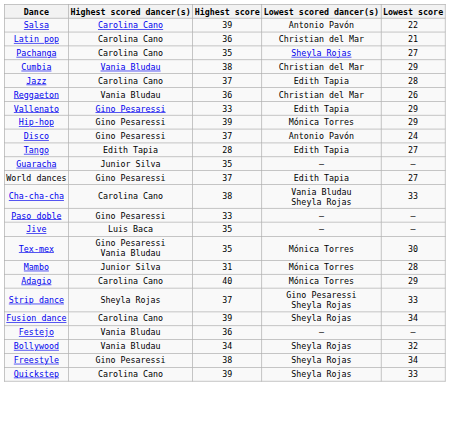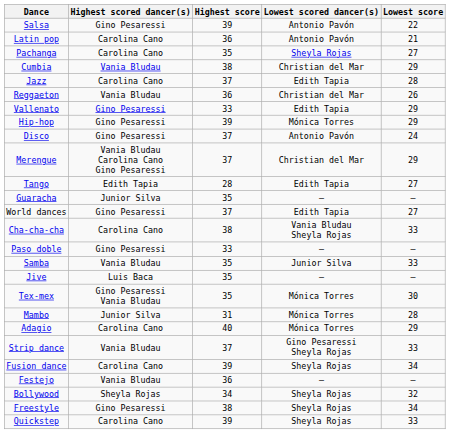(131, 25) Carolina Cano -> (131, 25) Gino Pesaressi
(321, 39) Christian del Mar -> (321, 39) Antonio Pavón
+ row: (36, 160)
+ row: (36, 263)
(131, 299) Sheyla Rojas -> (131, 347) Vania Bludau
(131, 346) Vania Bludau -> (131, 394) Sheyla Rojas
